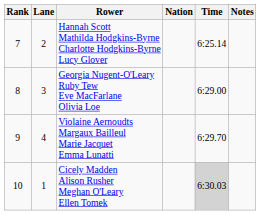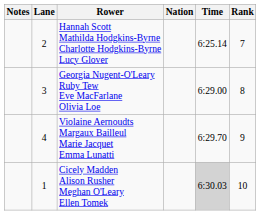columns swapped: (18, 12) <-> (242, 12)
